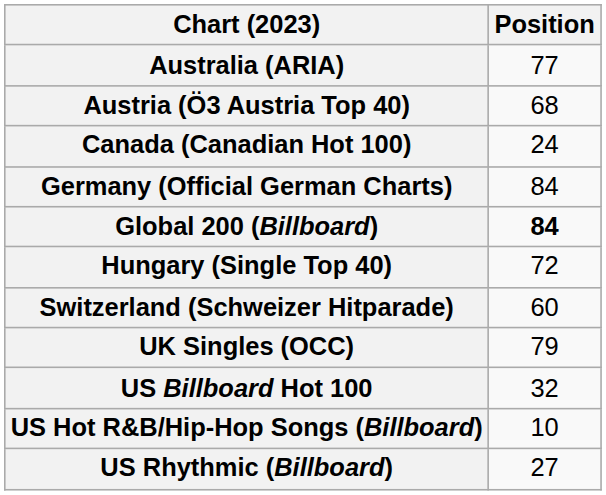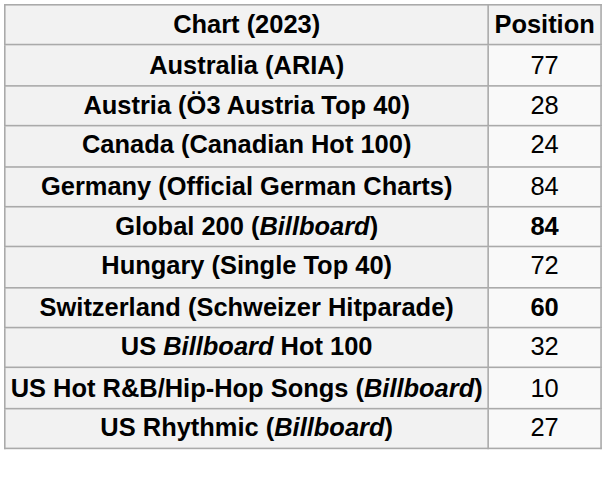(545, 105) 68 -> (545, 105) 28
(545, 307) normal -> (545, 307) bold
- row: (247, 347)
